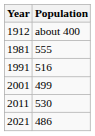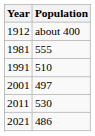(43, 67) 516 -> (43, 67) 510
(43, 85) 499 -> (43, 85) 497
